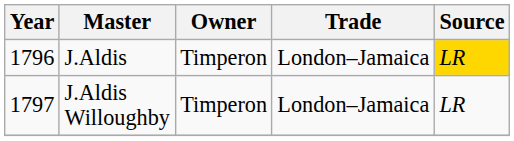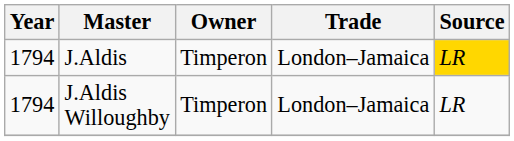(32, 57) 1796 -> (32, 57) 1794
(32, 105) 1797 -> (32, 105) 1794
